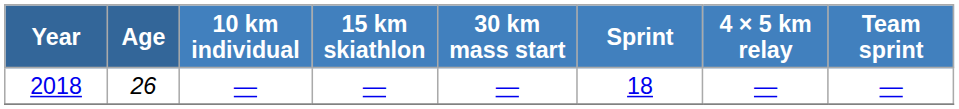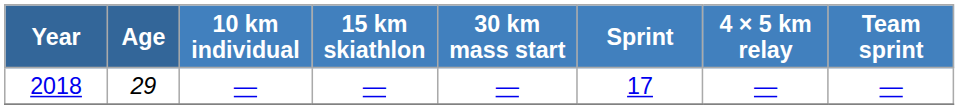(143, 86) 26 -> (143, 86) 29
(640, 86) 18 -> (640, 86) 17
